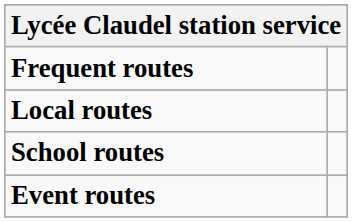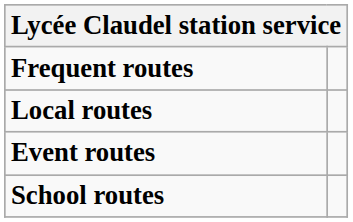rows swapped: (83, 195) <-> (88, 152)
